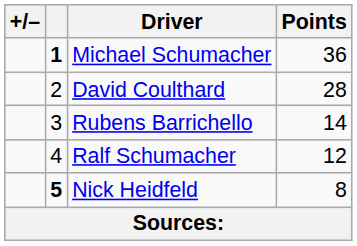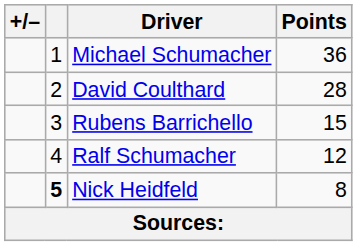(56, 55) bold -> (56, 55) normal
(335, 122) 14 -> (335, 122) 15
